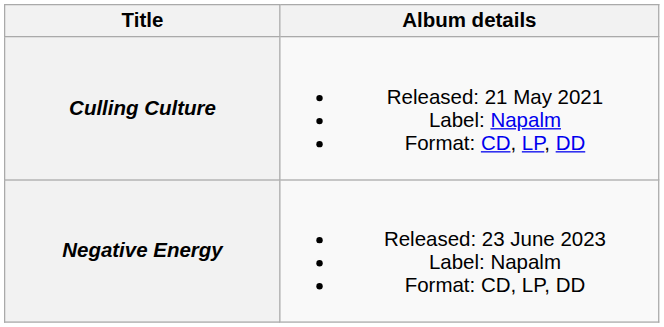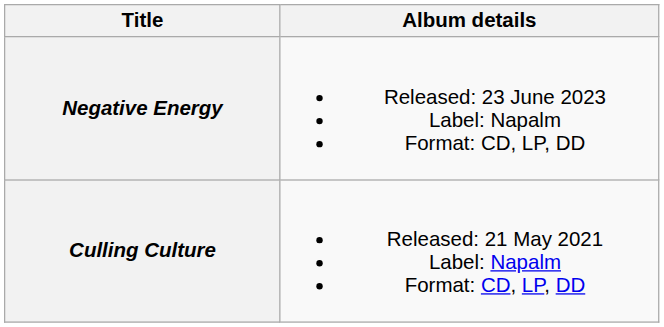rows swapped: (142, 108) <-> (142, 250)
